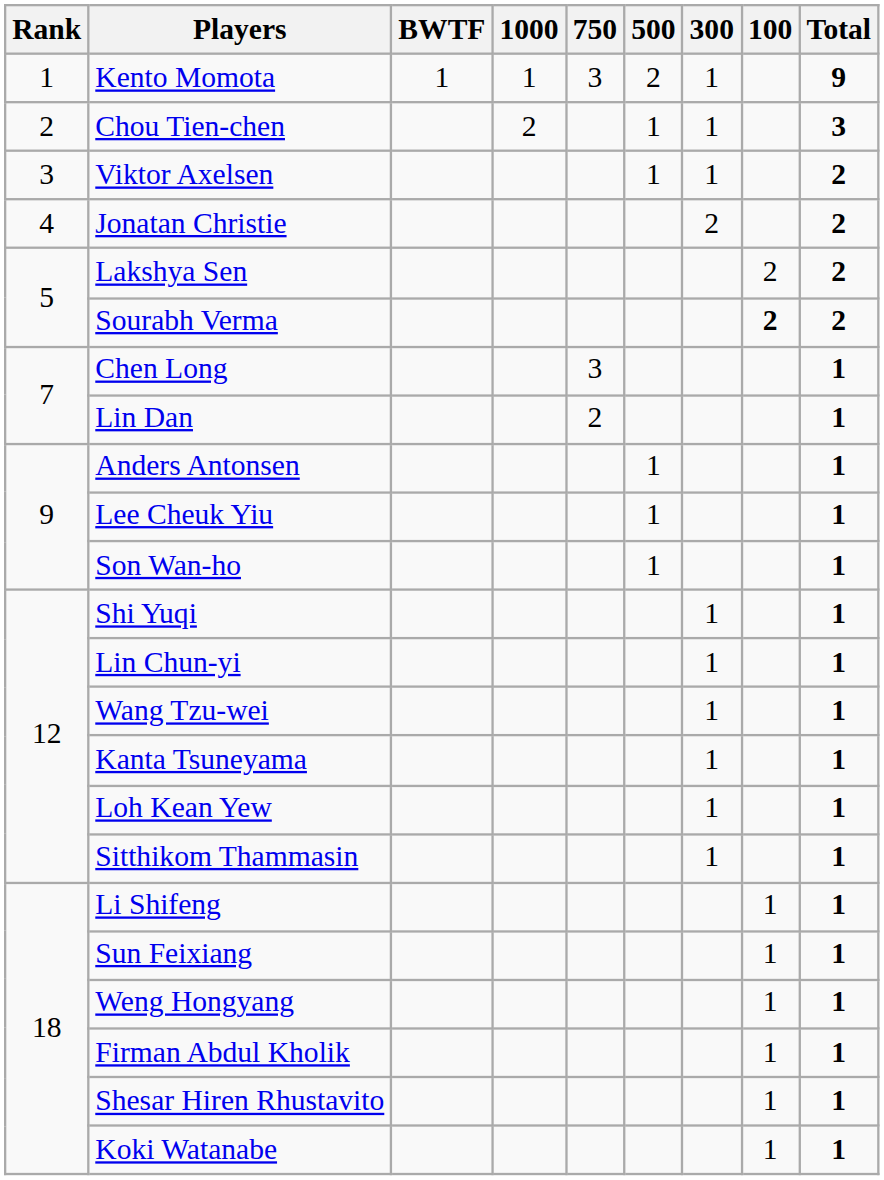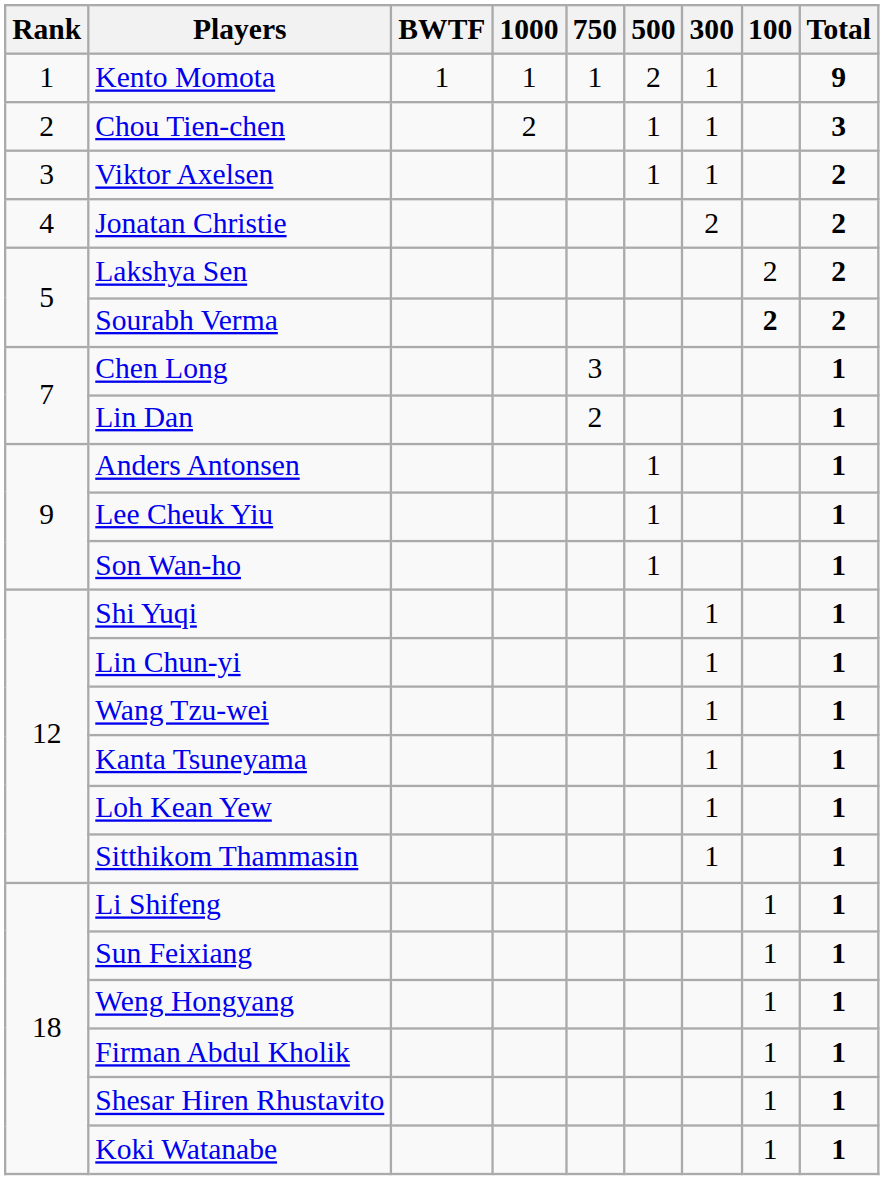(595, 77) 3 -> (595, 77) 1
